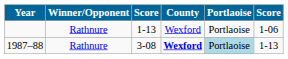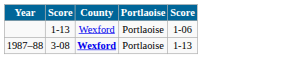- column: (89, 12)
(229, 45) lightblue background -> (143, 45) no background
